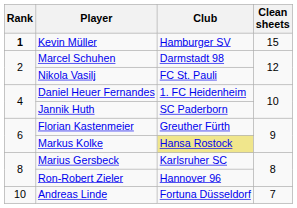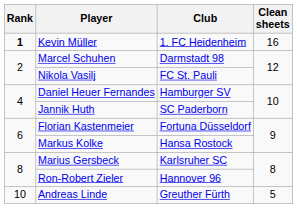(195, 42) Hamburger SV -> (203, 42) 1. FC Heidenheim
(273, 42) 15 -> (273, 42) 16
(203, 93) 1. FC Heidenheim -> (195, 93) Hamburger SV
(195, 127) Greuther Fürth -> (205, 127) Fortuna Düsseldorf
(196, 144) khaki background -> (196, 144) no background
(205, 195) Fortuna Düsseldorf -> (195, 195) Greuther Fürth
(273, 195) 7 -> (273, 195) 5
